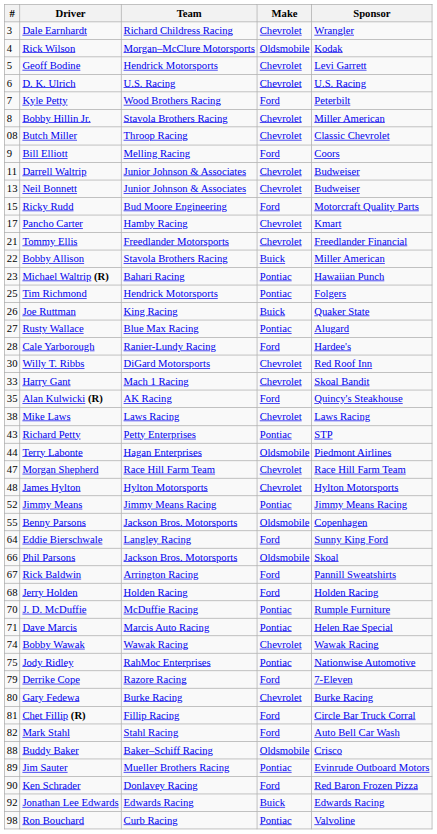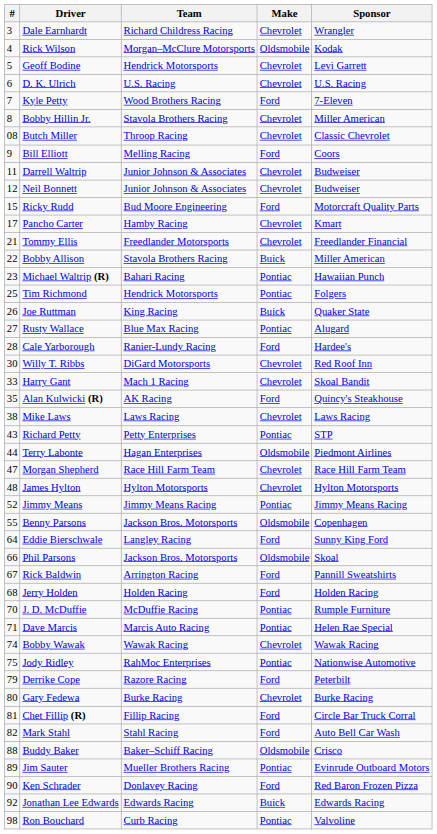(332, 101) Peterbilt -> (333, 101) 7-Eleven
(12, 188) 13 -> (12, 188) 12
(333, 680) 7-Eleven -> (332, 680) Peterbilt
